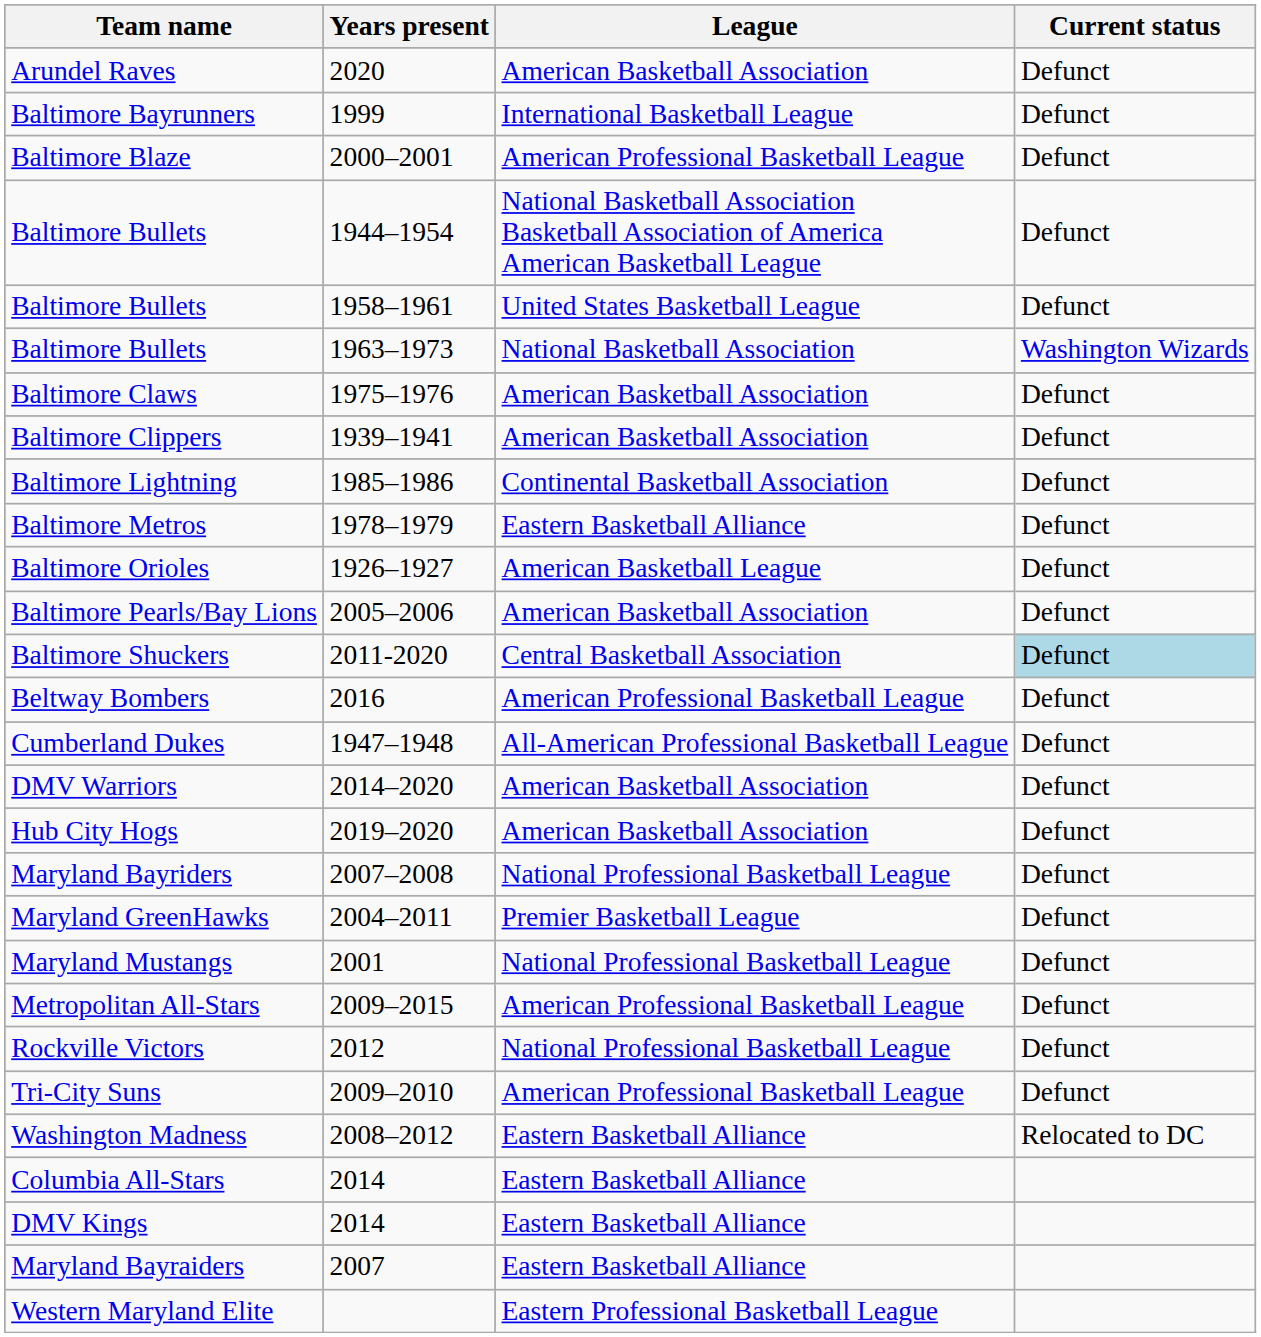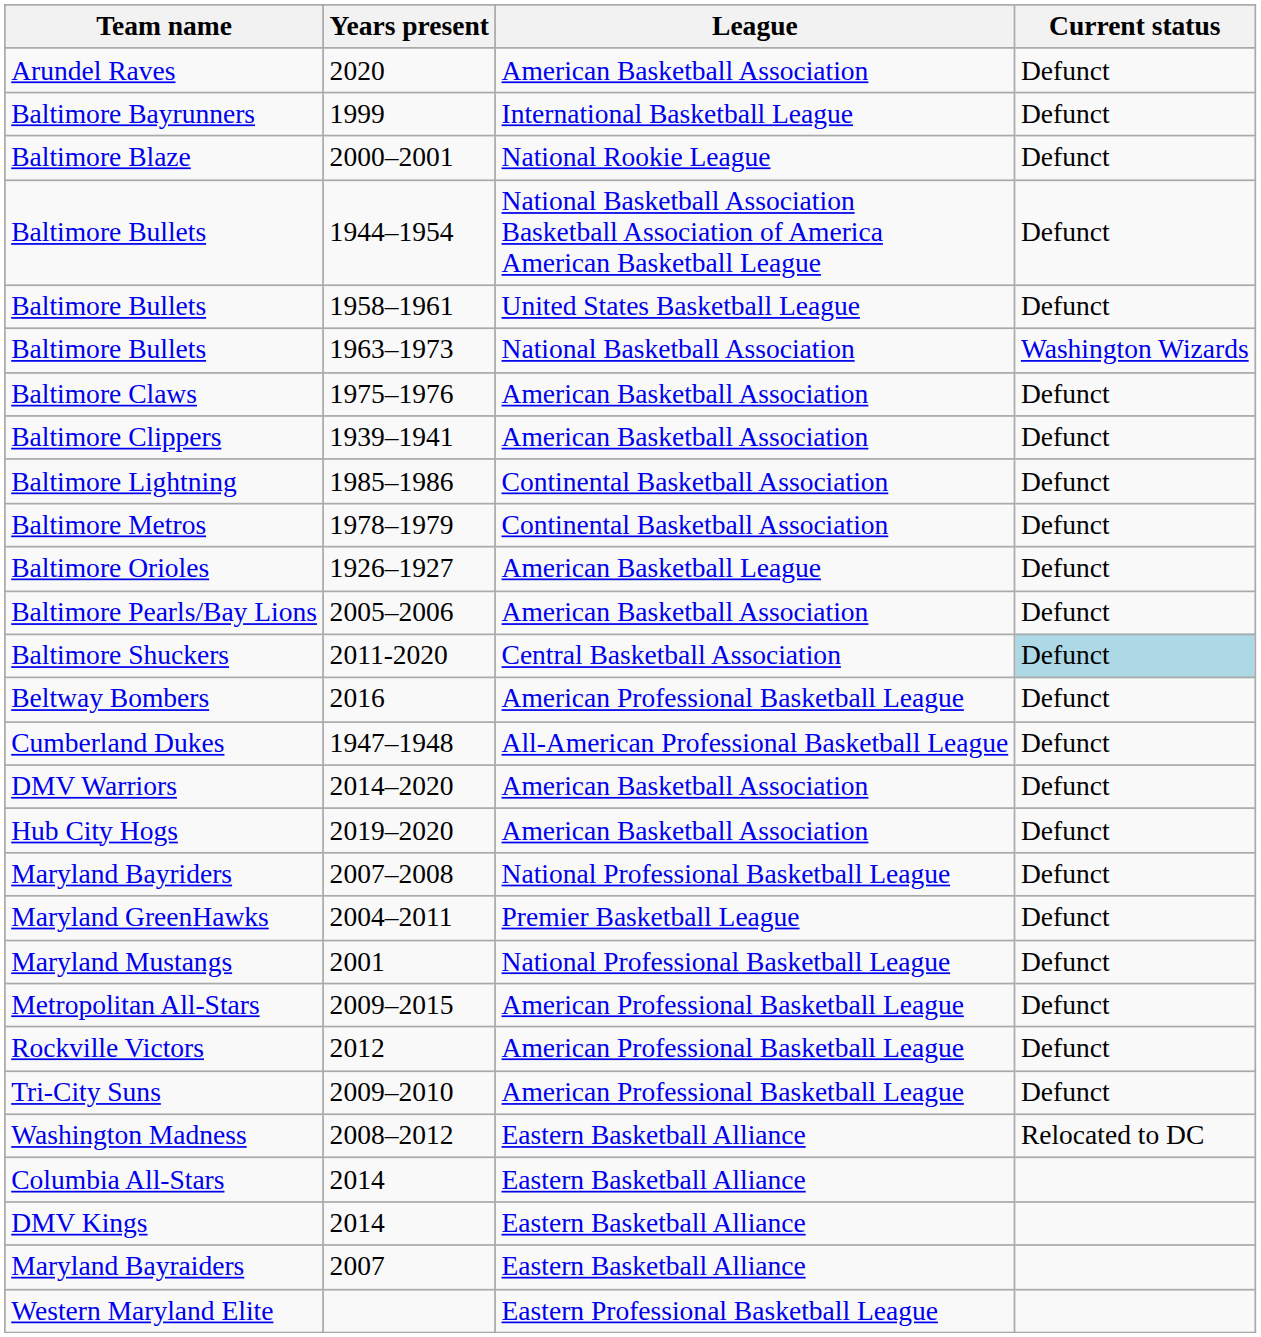(733, 157) American Professional Basketball League -> (636, 157) National Rookie League
(654, 524) Eastern Basketball Alliance -> (695, 524) Continental Basketball Association
(726, 1048) National Professional Basketball League -> (733, 1048) American Professional Basketball League
